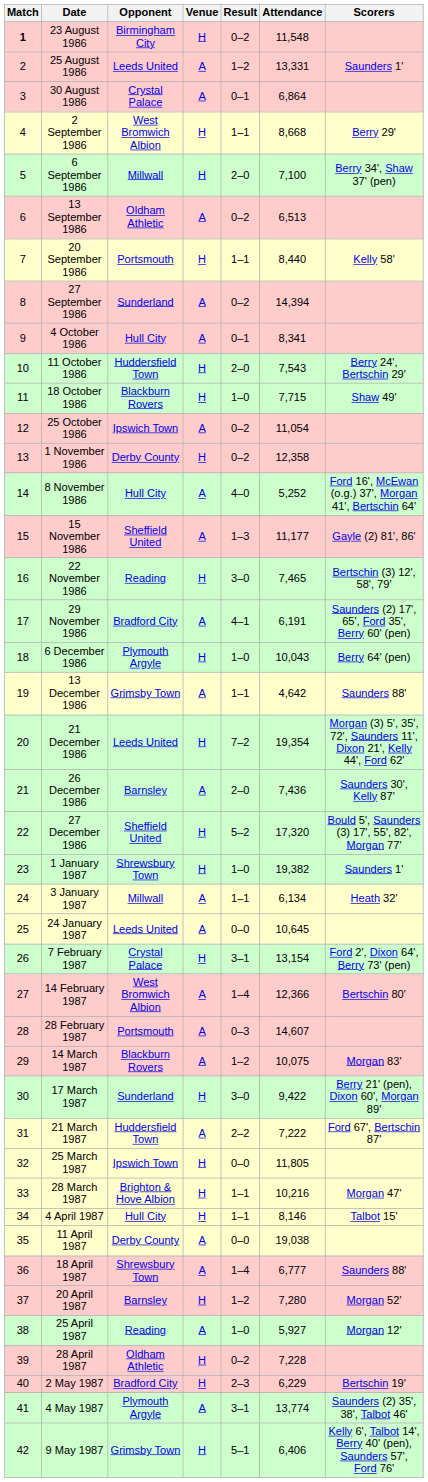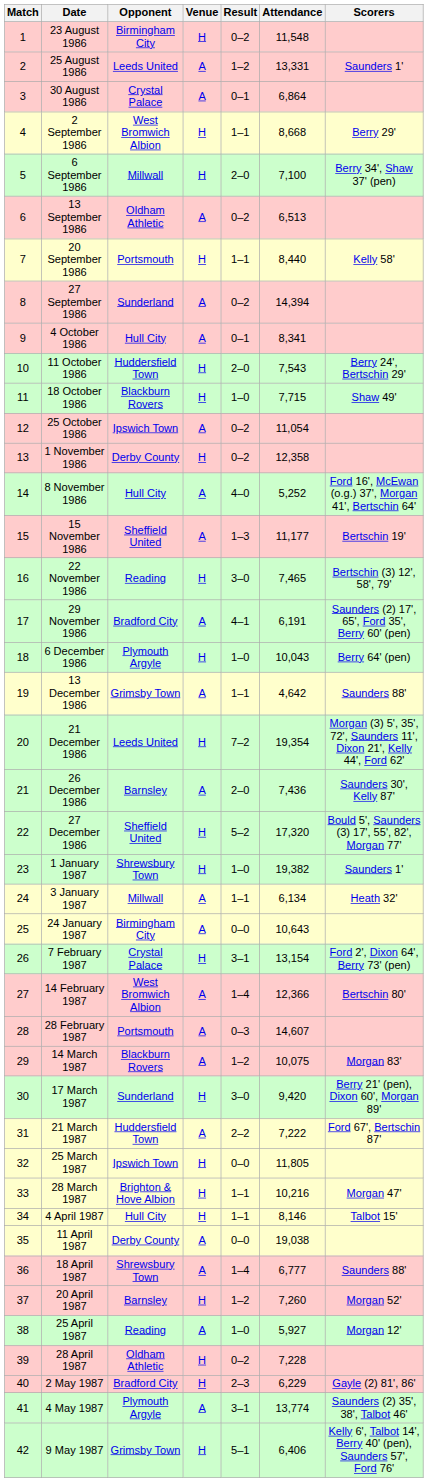(23, 36) bold -> (23, 36) normal
(374, 536) Gayle (2) 81', 86' -> (374, 536) Bertschin 19'
(145, 929) Leeds United -> (145, 929) Birmingham City
(292, 929) 10,645 -> (292, 929) 10,643
(292, 1097) 9,422 -> (292, 1097) 9,420
(292, 1300) 7,280 -> (292, 1300) 7,260
(374, 1384) Bertschin 19' -> (374, 1384) Gayle (2) 81', 86'
